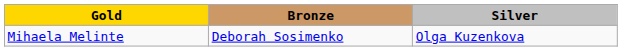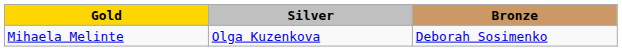columns swapped: (515, 15) <-> (311, 15)
